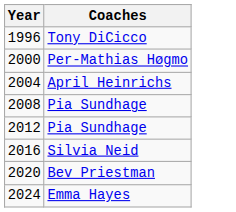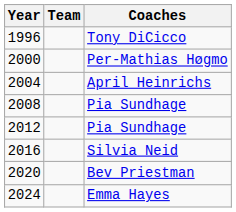+ column: (64, 16)
